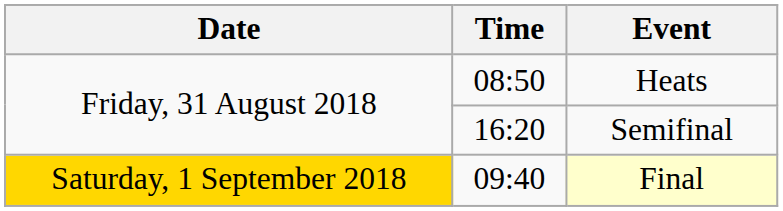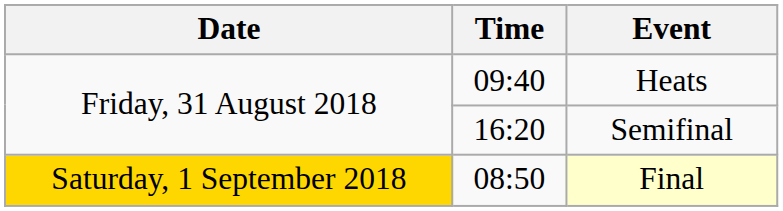(509, 79) 08:50 -> (509, 79) 09:40
(509, 179) 09:40 -> (509, 179) 08:50
